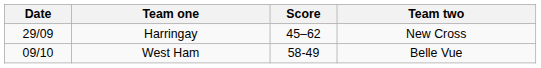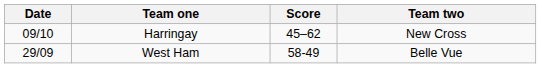(38, 33) 29/09 -> (38, 33) 09/10
(38, 53) 09/10 -> (38, 53) 29/09
